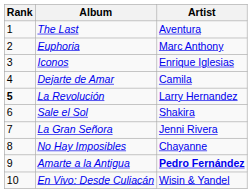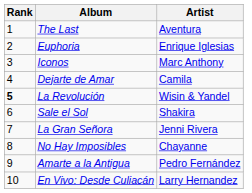(191, 46) Marc Anthony -> (197, 46) Enrique Iglesias
(197, 63) Enrique Iglesias -> (191, 63) Marc Anthony
(198, 96) Larry Hernandez -> (194, 96) Wisin & Yandel
(202, 163) bold -> (200, 163) normal
(194, 180) Wisin & Yandel -> (198, 180) Larry Hernandez
